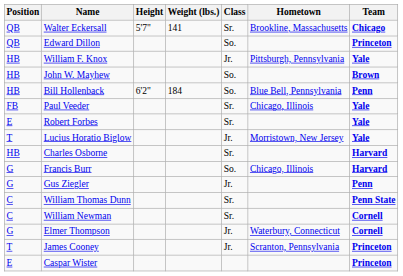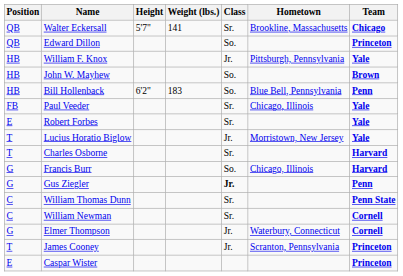(175, 91) 184 -> (175, 91) 183
(13, 153) HB -> (9, 153) T
(228, 185) normal -> (229, 185) bold
